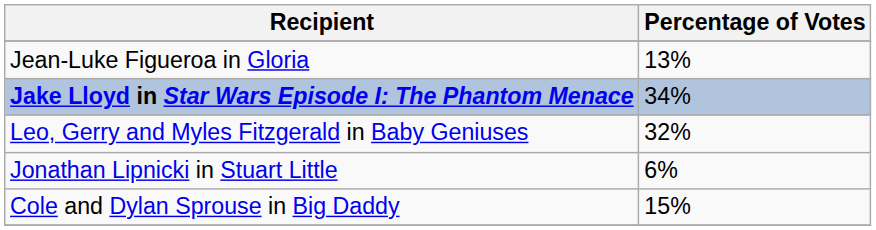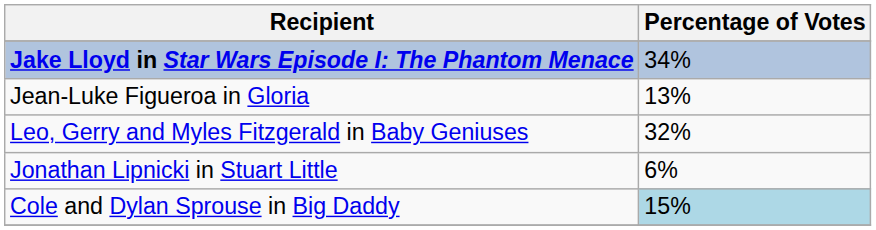rows swapped: (322, 96) <-> (160, 59)
(668, 206) no background -> (668, 206) lightblue background
